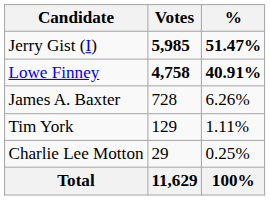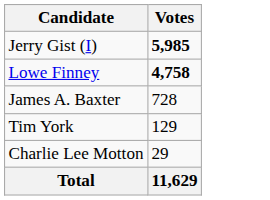- column: (233, 18)
